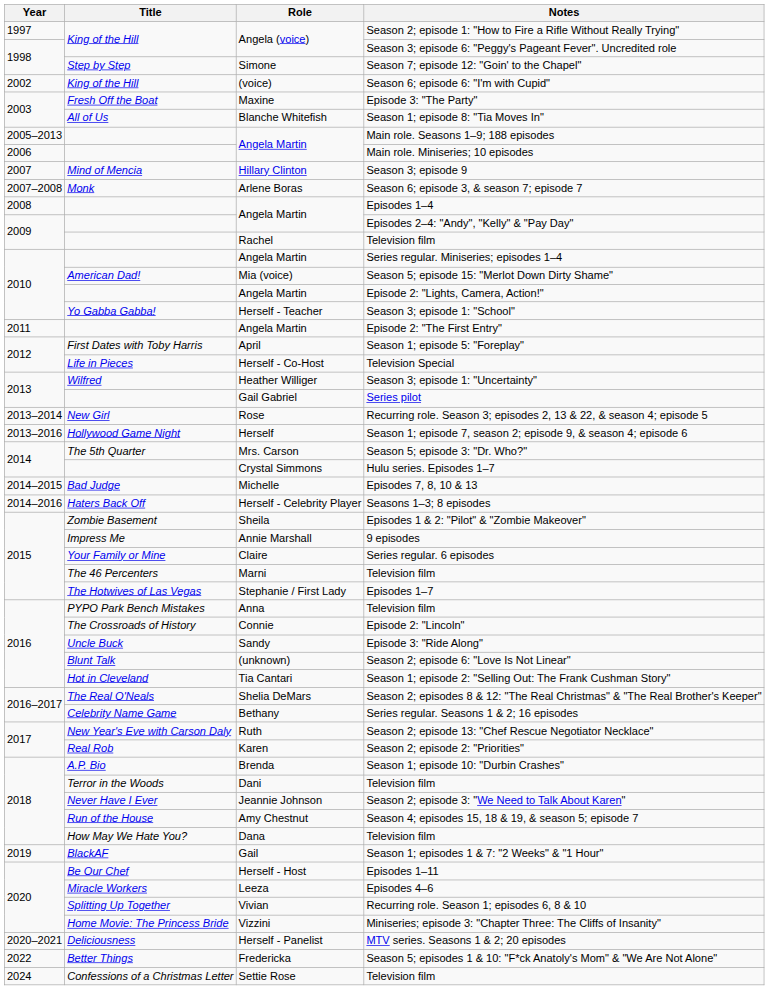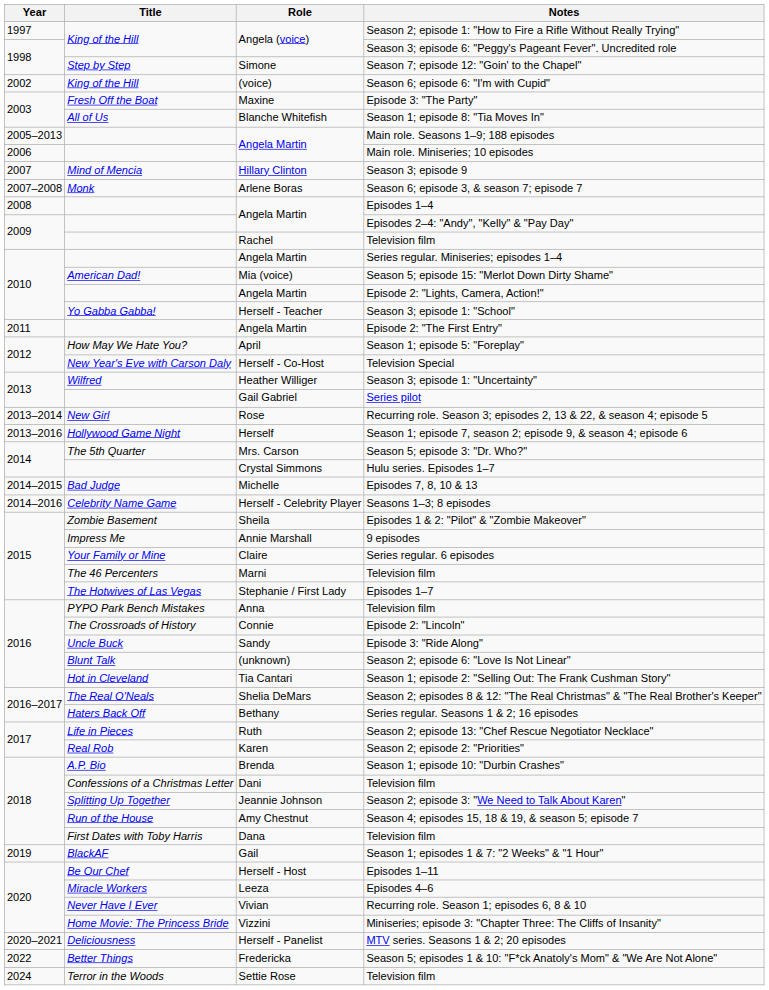(135, 345) First Dates with Toby Harris -> (127, 345) How May We Hate You?
(100, 363) Life in Pieces -> (149, 363) New Year's Eve with Carson Daly
(106, 503) Haters Back Off -> (122, 503) Celebrity Name Game
(122, 713) Celebrity Name Game -> (106, 713) Haters Back Off
(149, 731) New Year's Eve with Carson Daly -> (100, 731) Life in Pieces
(116, 783) Terror in the Woods -> (150, 783) Confessions of a Christmas Letter
(112, 801) Never Have I Ever -> (119, 801) Splitting Up Together
(127, 836) How May We Hate You? -> (135, 836) First Dates with Toby Harris
(119, 906) Splitting Up Together -> (112, 906) Never Have I Ever
(150, 976) Confessions of a Christmas Letter -> (116, 976) Terror in the Woods
